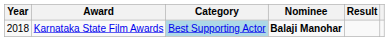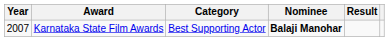(18, 28) 2018 -> (18, 28) 2007
(217, 28) lightblue background -> (217, 28) no background
